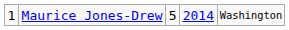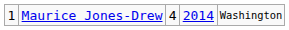(173, 15) 5 -> (173, 15) 4
